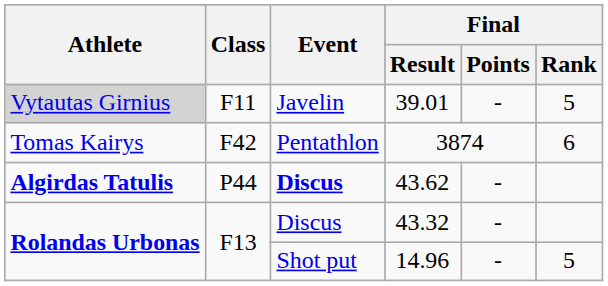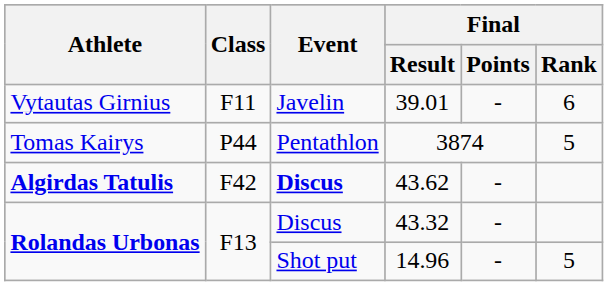(90, 103) lightgrey background -> (90, 103) no background
(569, 103) 5 -> (569, 103) 6
(238, 142) F42 -> (238, 142) P44
(569, 142) 6 -> (569, 142) 5
(238, 182) P44 -> (238, 182) F42
